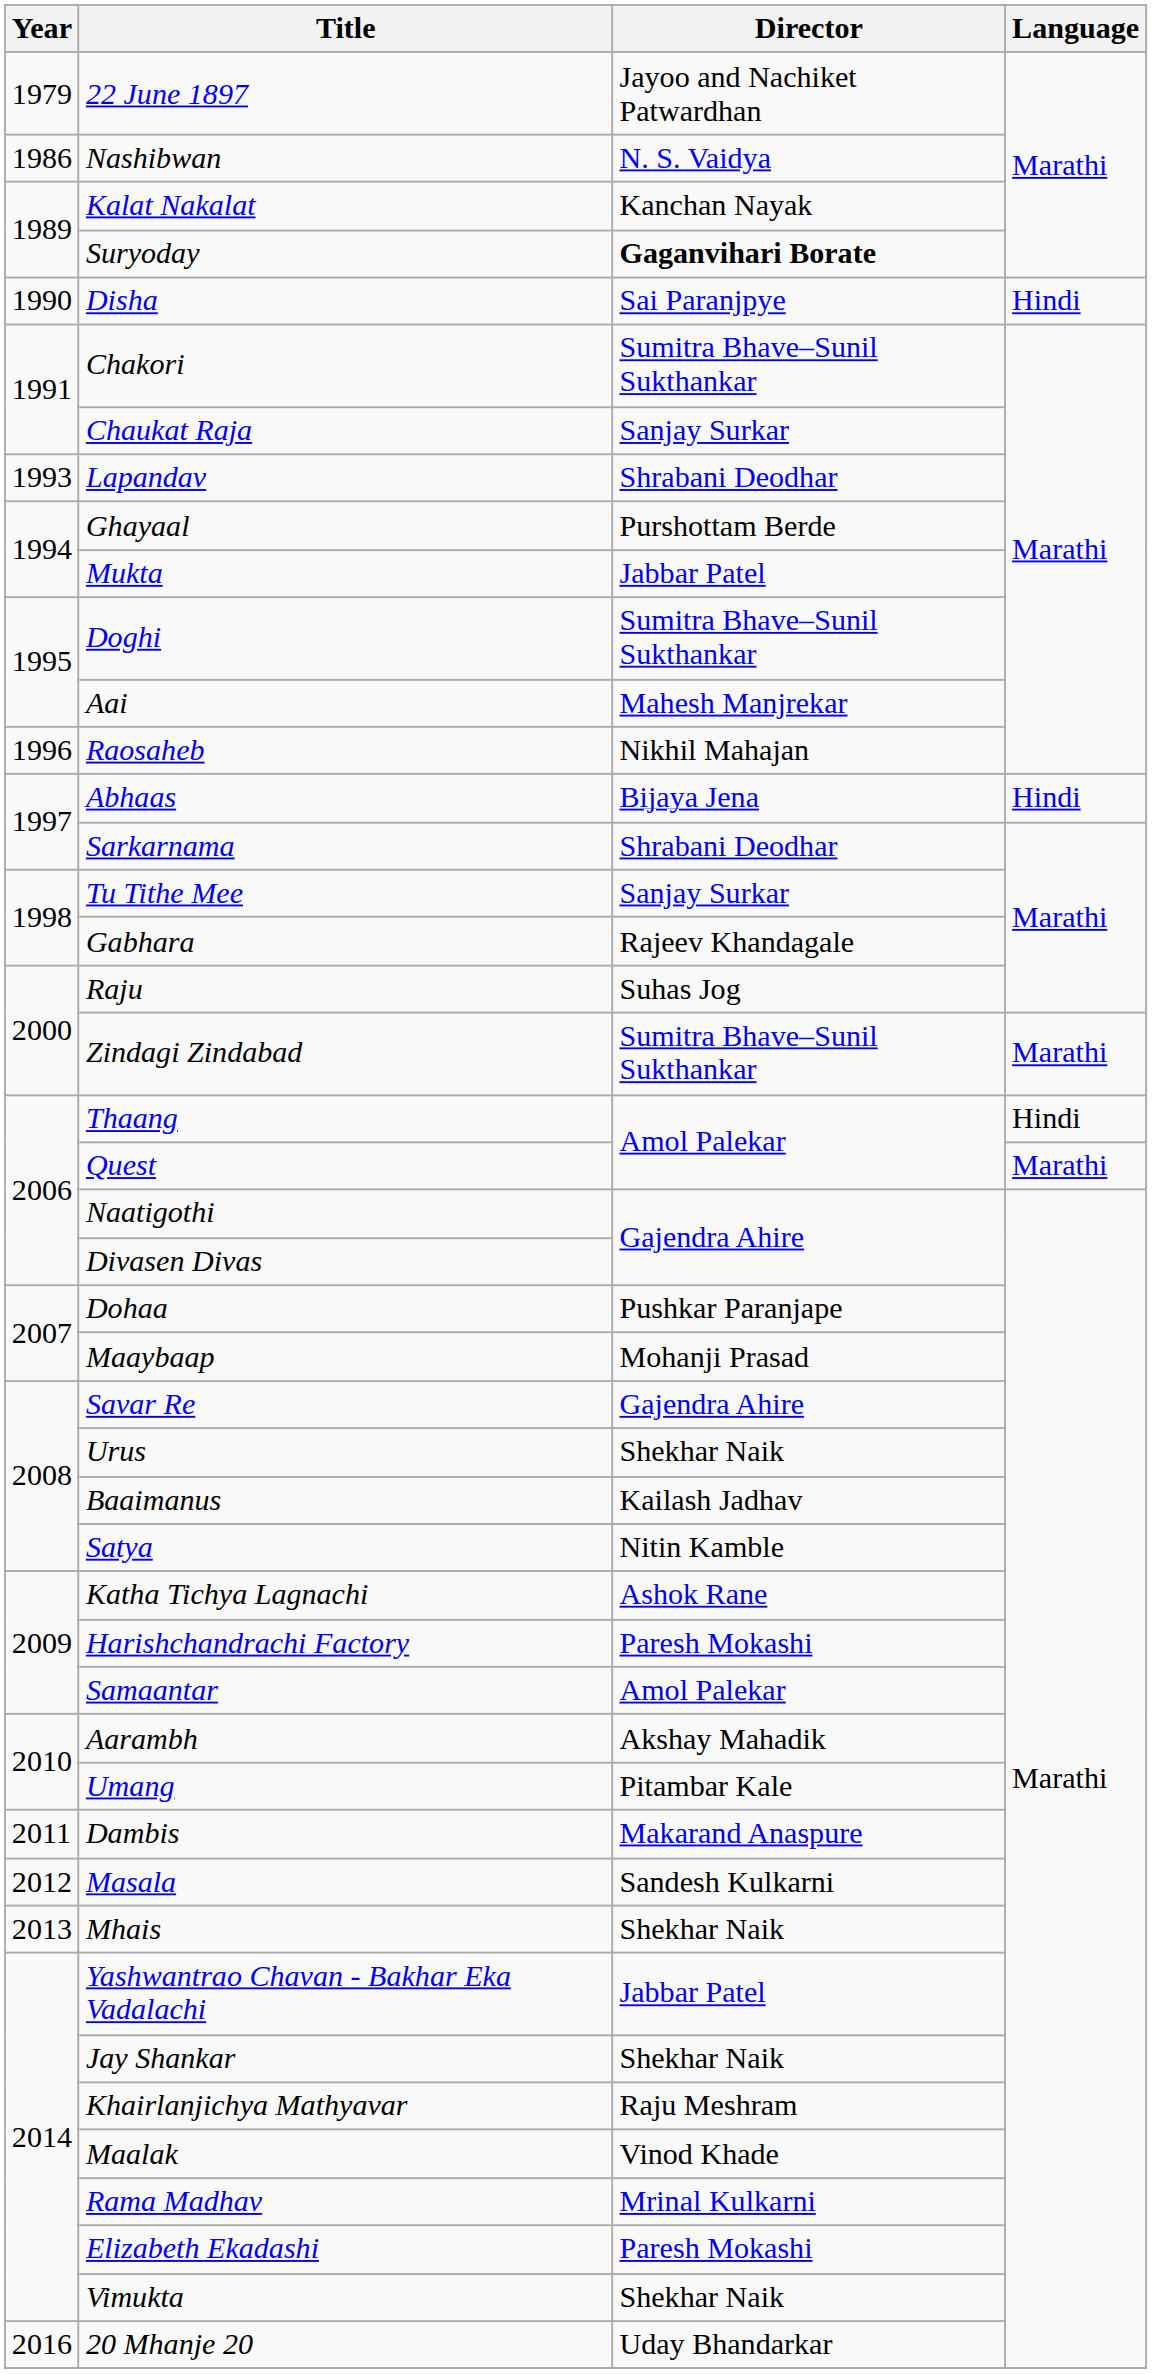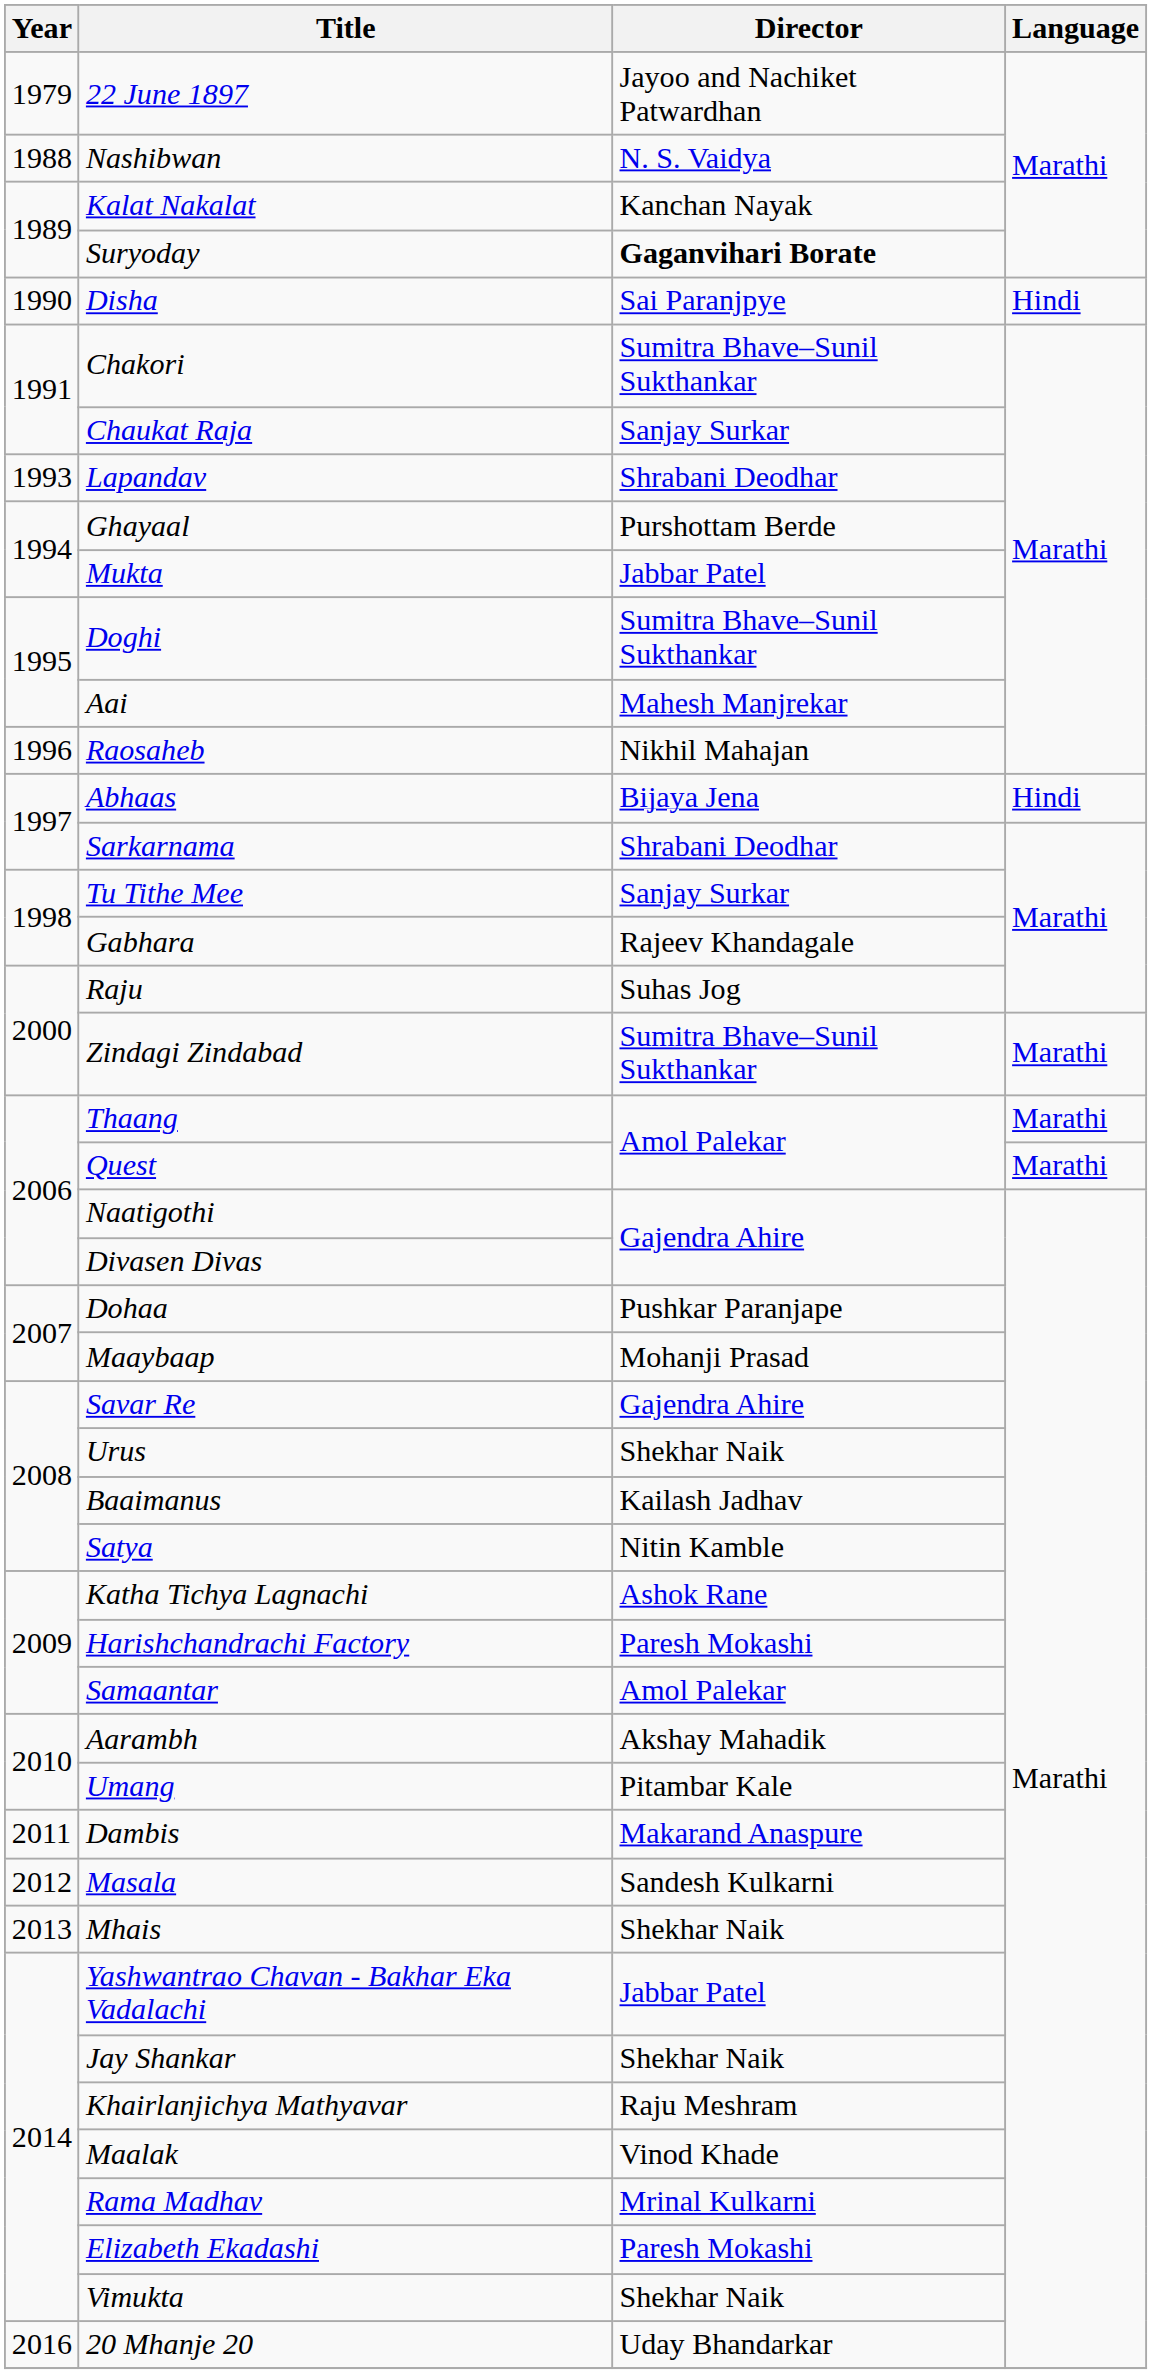(42, 157) 1986 -> (42, 157) 1988
(1046, 1117) Hindi -> (1060, 1117) Marathi
